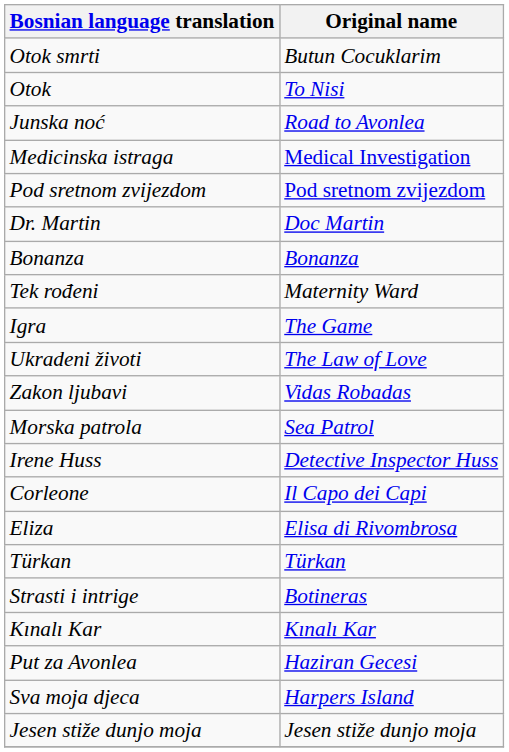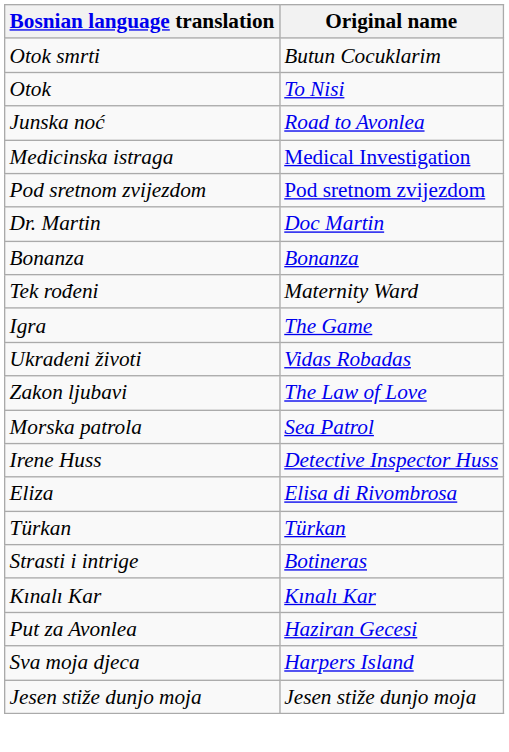(355, 358) The Law of Love -> (348, 358) Vidas Robadas
(348, 392) Vidas Robadas -> (355, 392) The Law of Love
- row: (49, 493)
